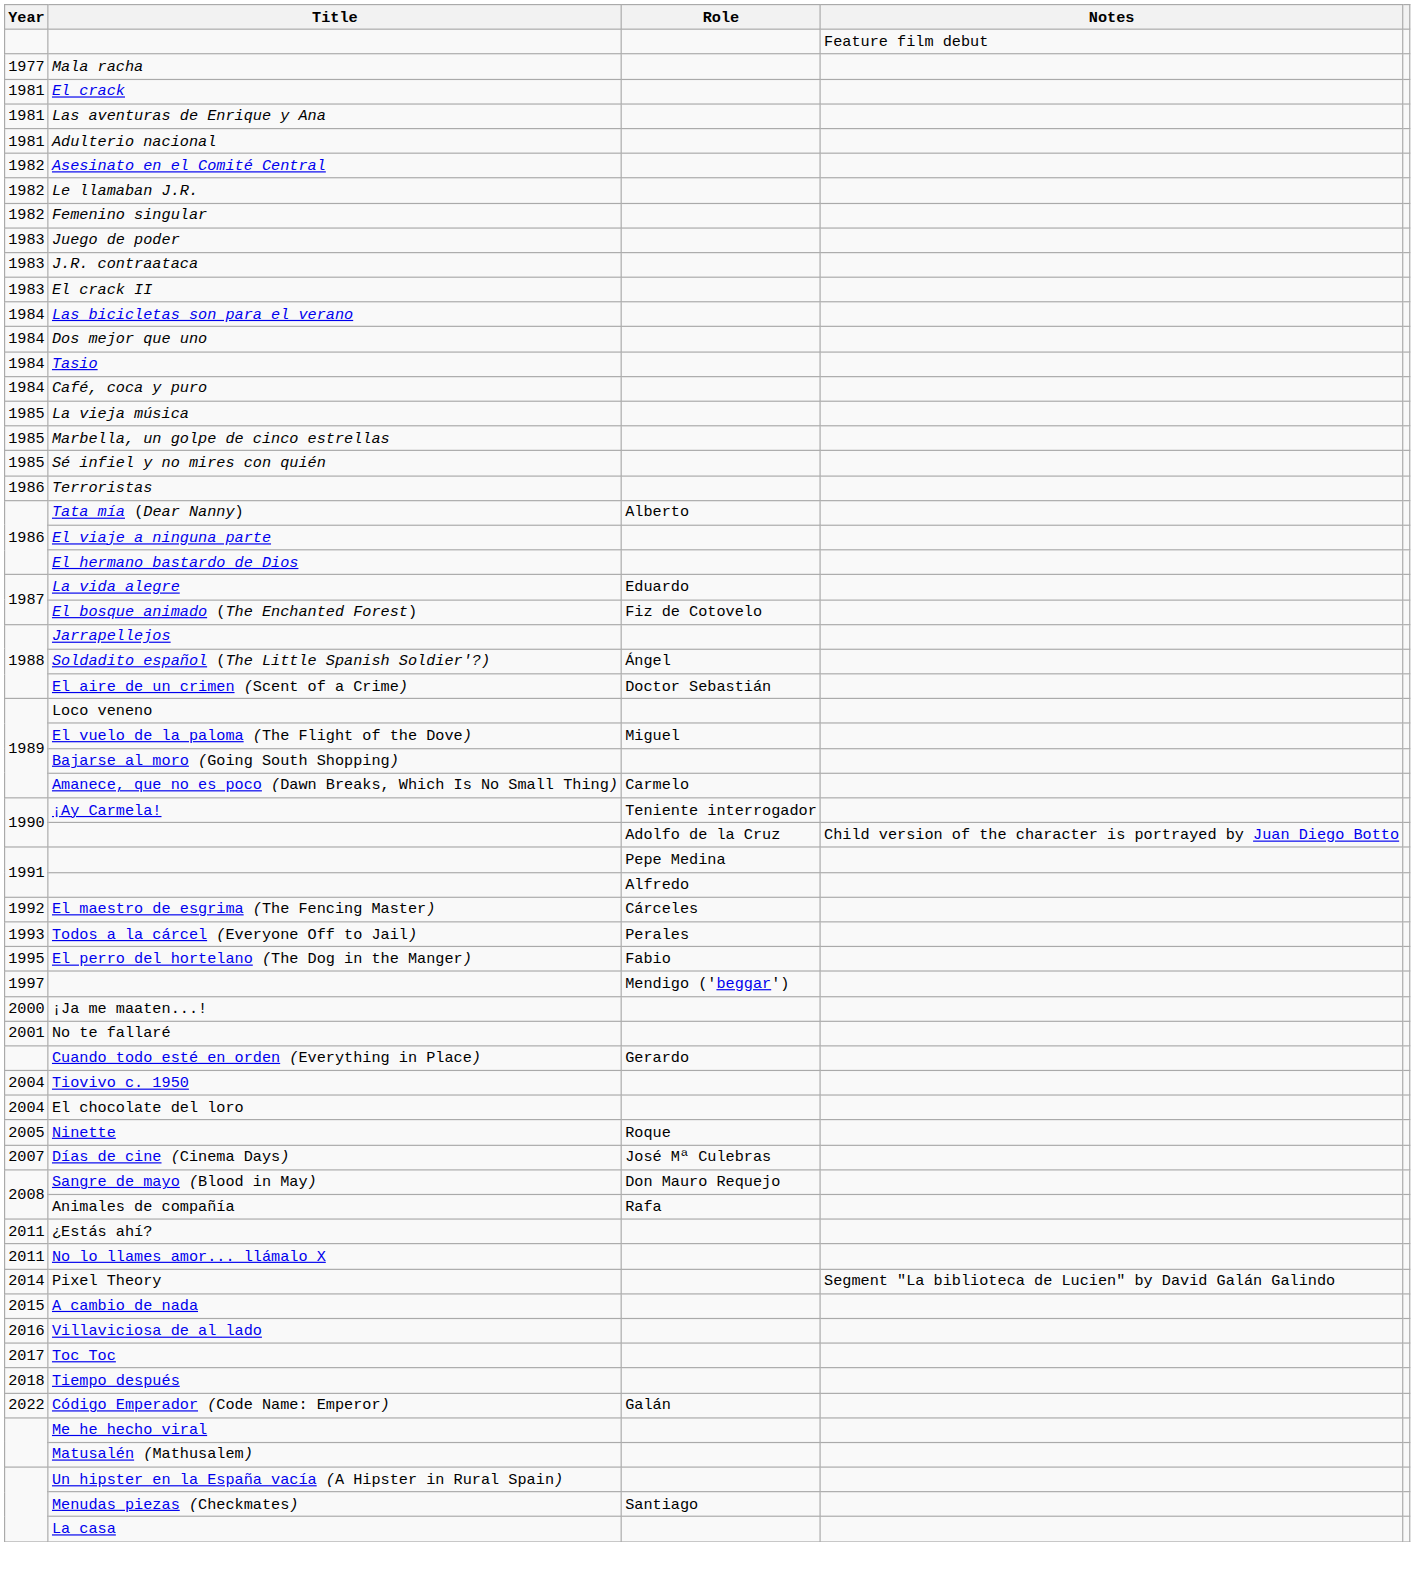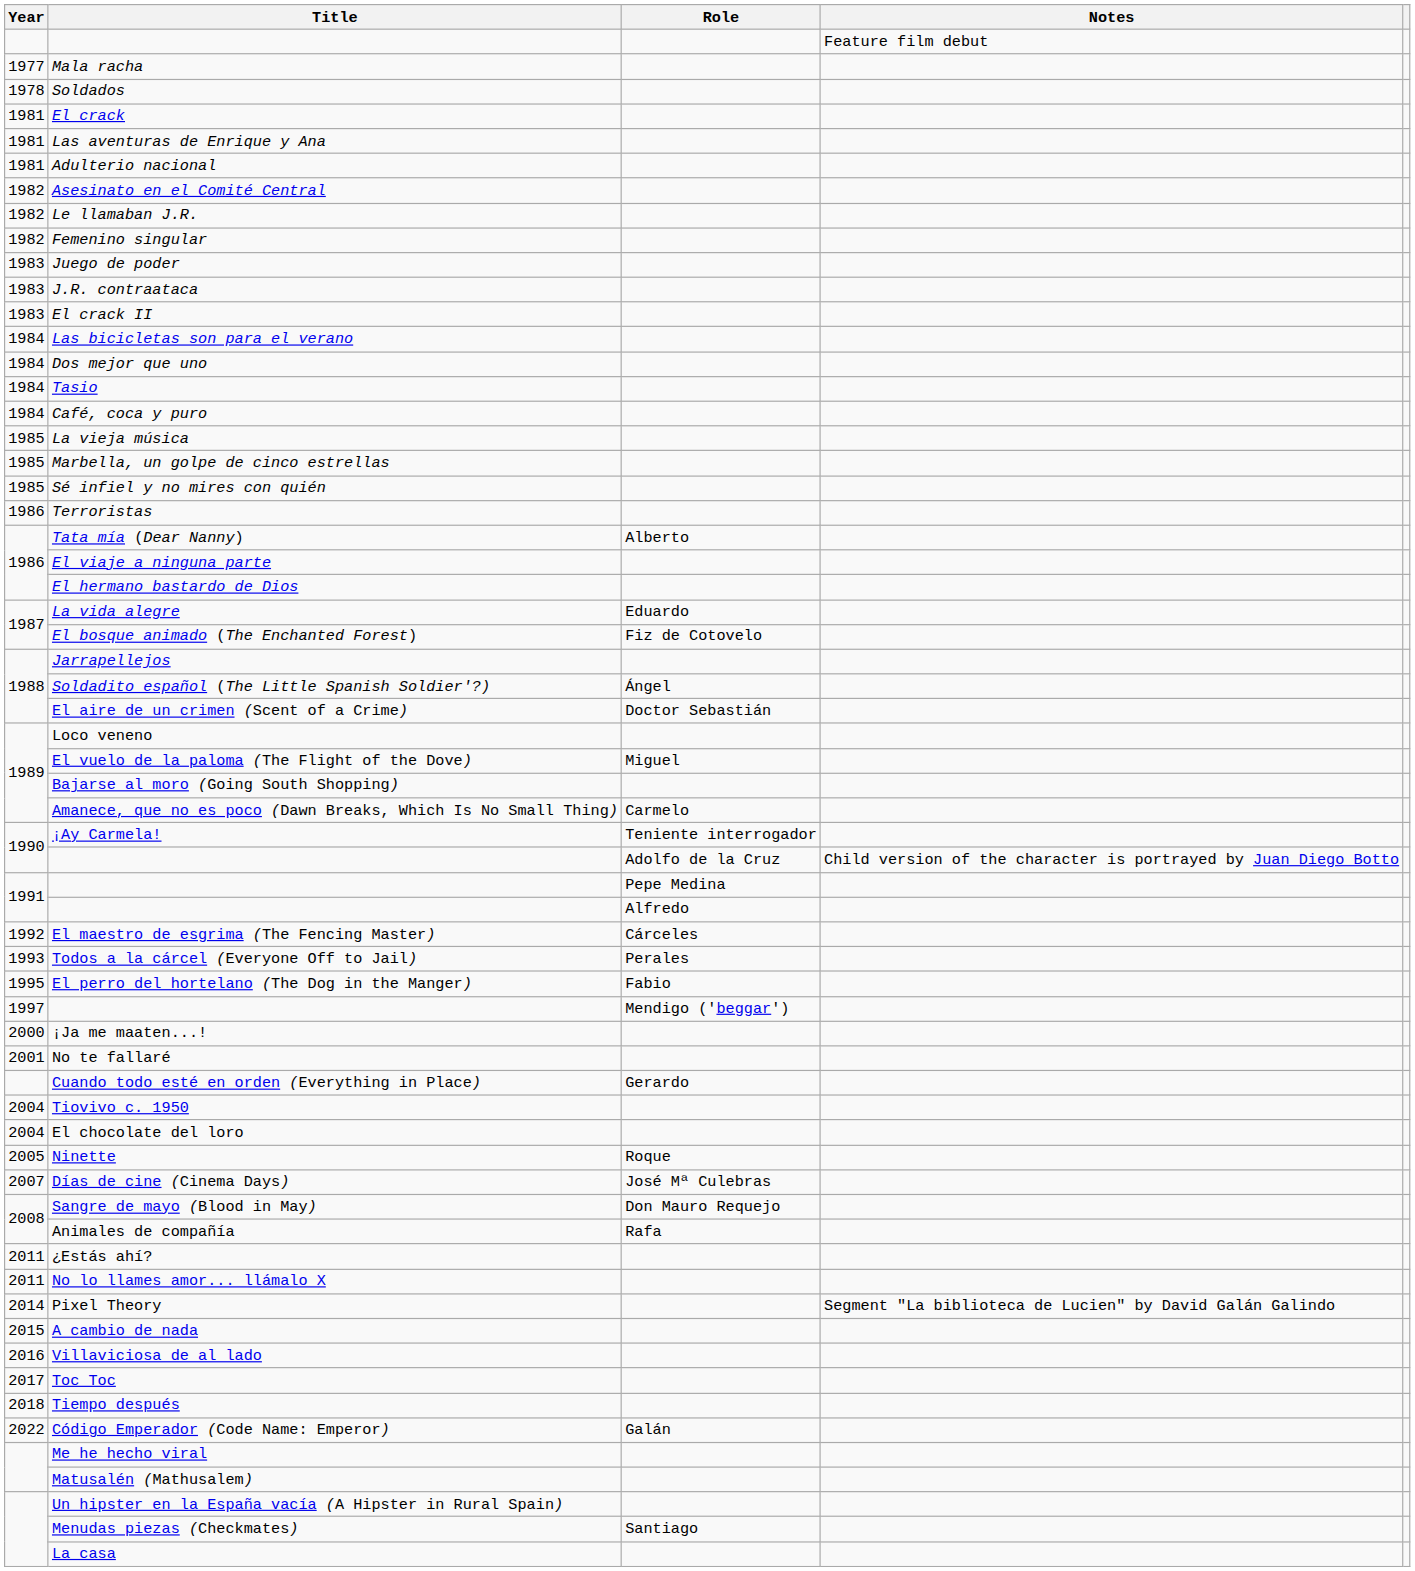+ row: (88, 91)
